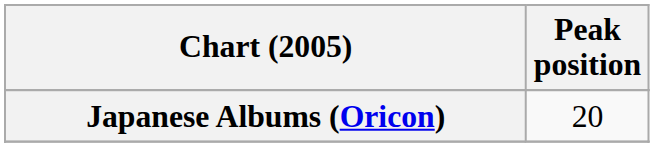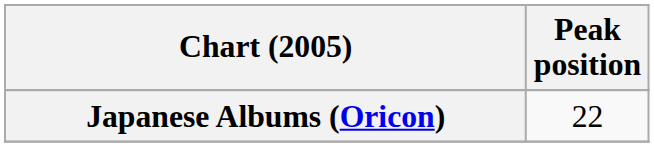(587, 115) 20 -> (587, 115) 22
